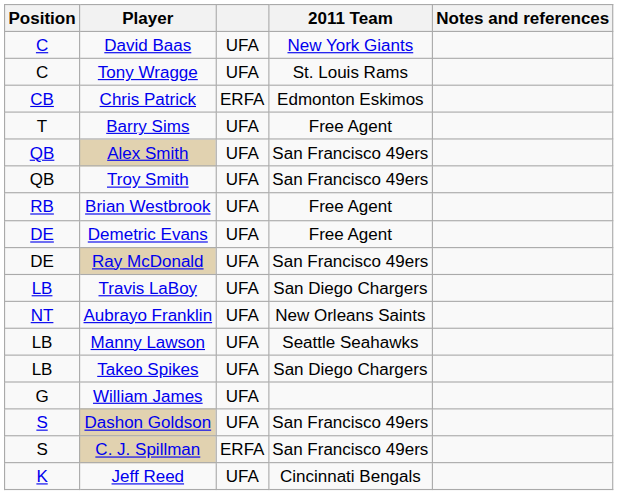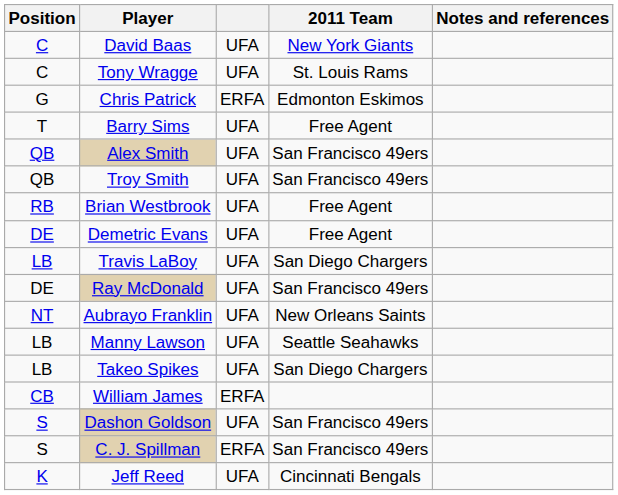(42, 99) CB -> (42, 99) G
rows swapped: (148, 261) <-> (148, 288)
(42, 396) G -> (42, 396) CB
(242, 396) UFA -> (242, 396) ERFA
